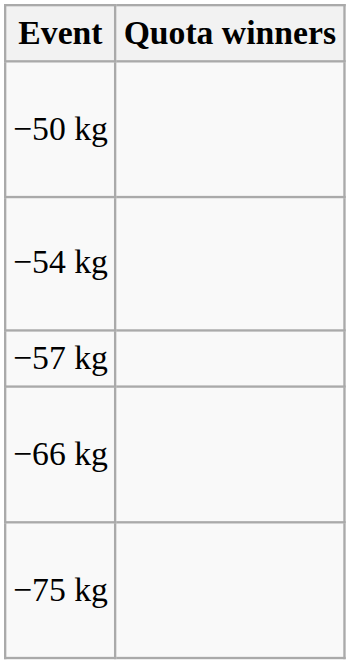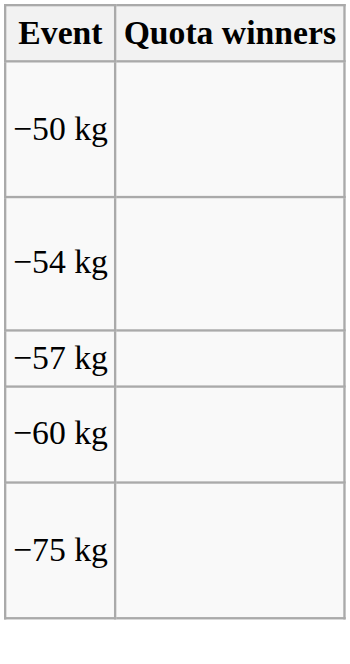+ row: (60, 433)
- row: (60, 453)
